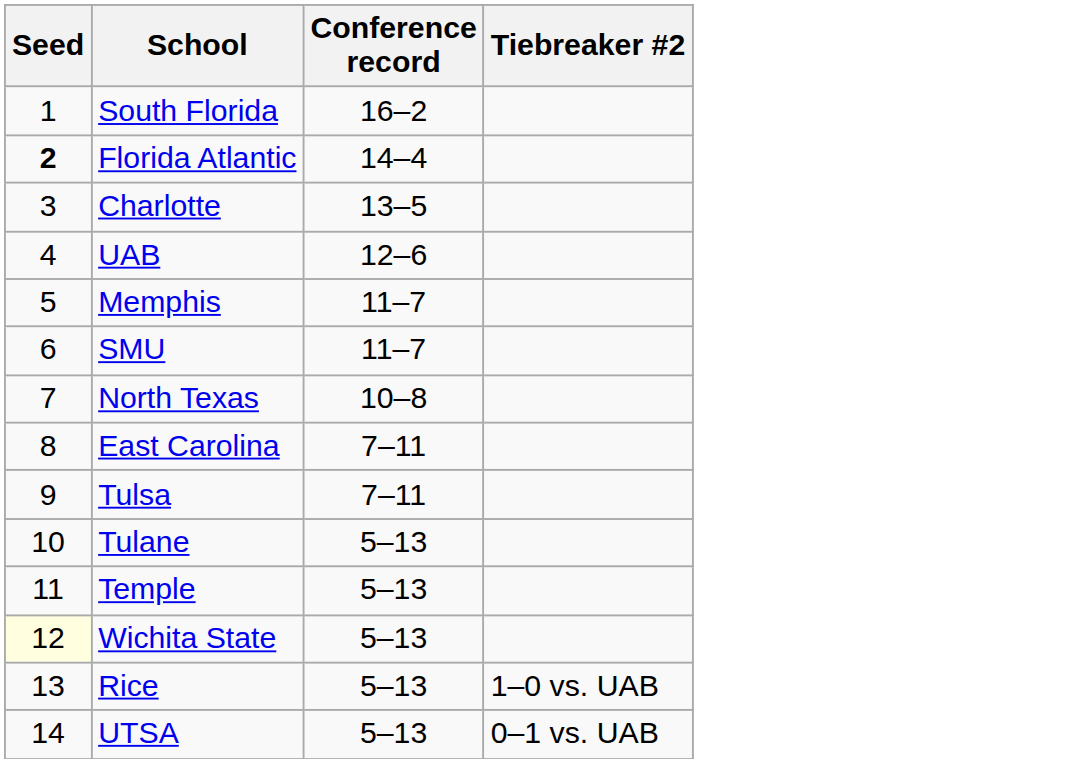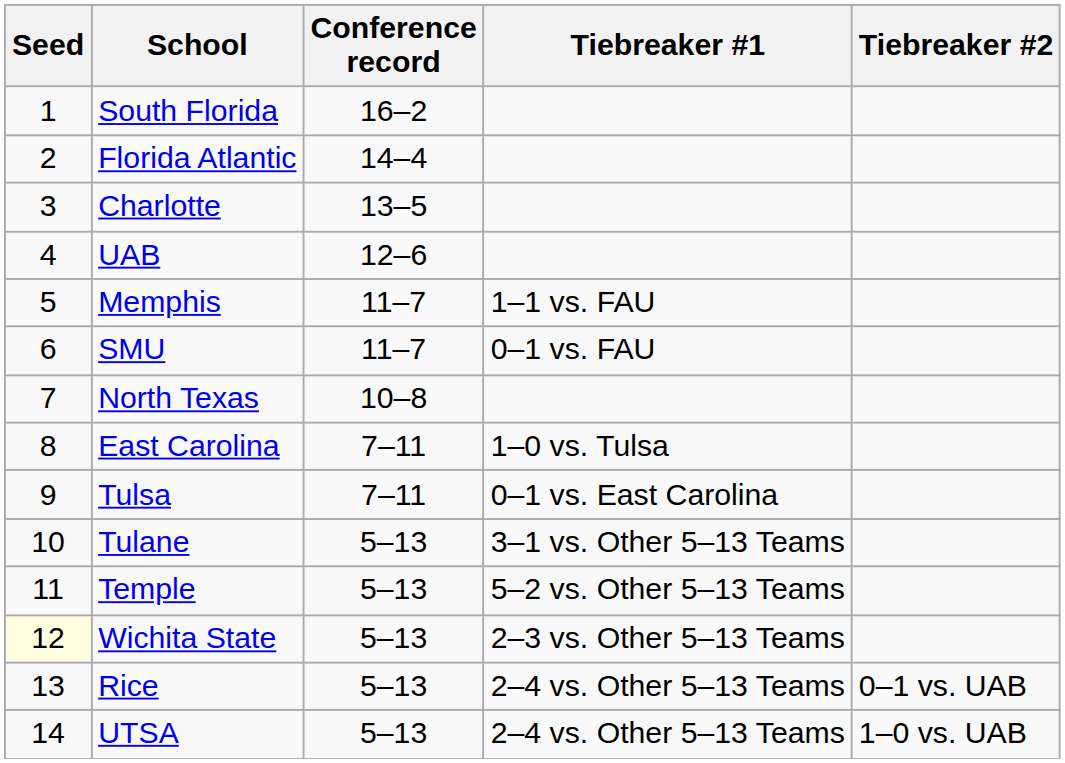+ column: (668, 45)
(48, 158) bold -> (48, 158) normal
(575, 685) 1–0 vs. UAB -> (943, 685) 0–1 vs. UAB
(575, 733) 0–1 vs. UAB -> (943, 733) 1–0 vs. UAB
